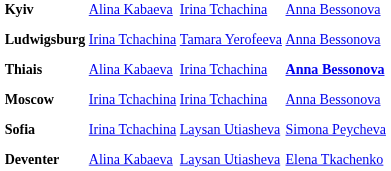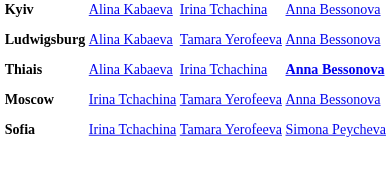(133, 39) Irina Tchachina -> (131, 39) Alina Kabaeva
(224, 99) Irina Tchachina -> (231, 99) Tamara Yerofeeva
(230, 129) Laysan Utiasheva -> (231, 129) Tamara Yerofeeva
- row: (32, 159)
